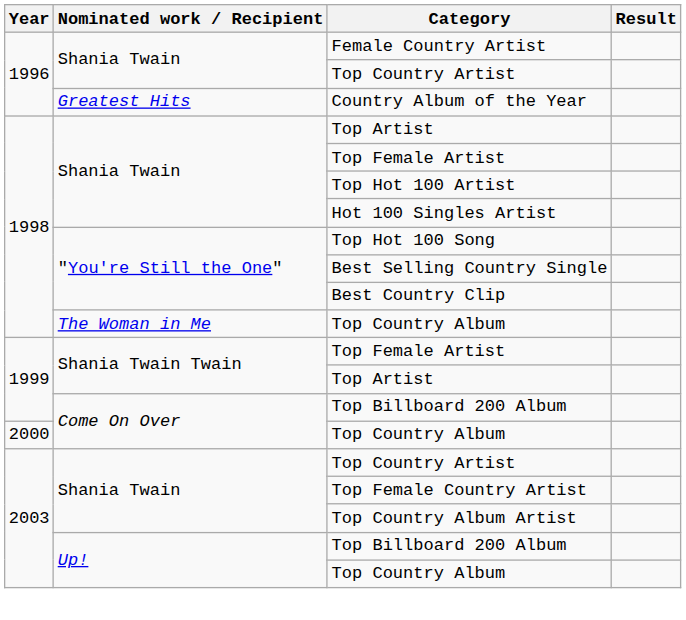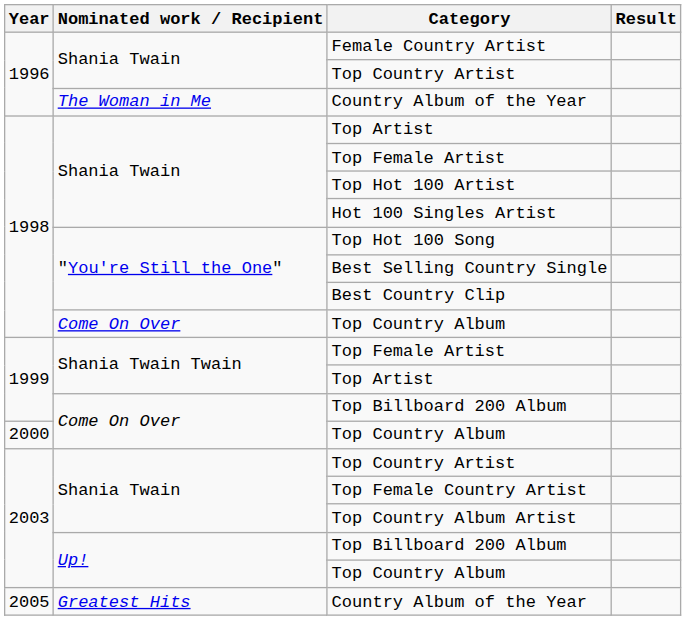(124, 102) Greatest Hits -> (134, 102) The Woman in Me
(134, 324) The Woman in Me -> (119, 324) Come On Over
+ row: (29, 601)
